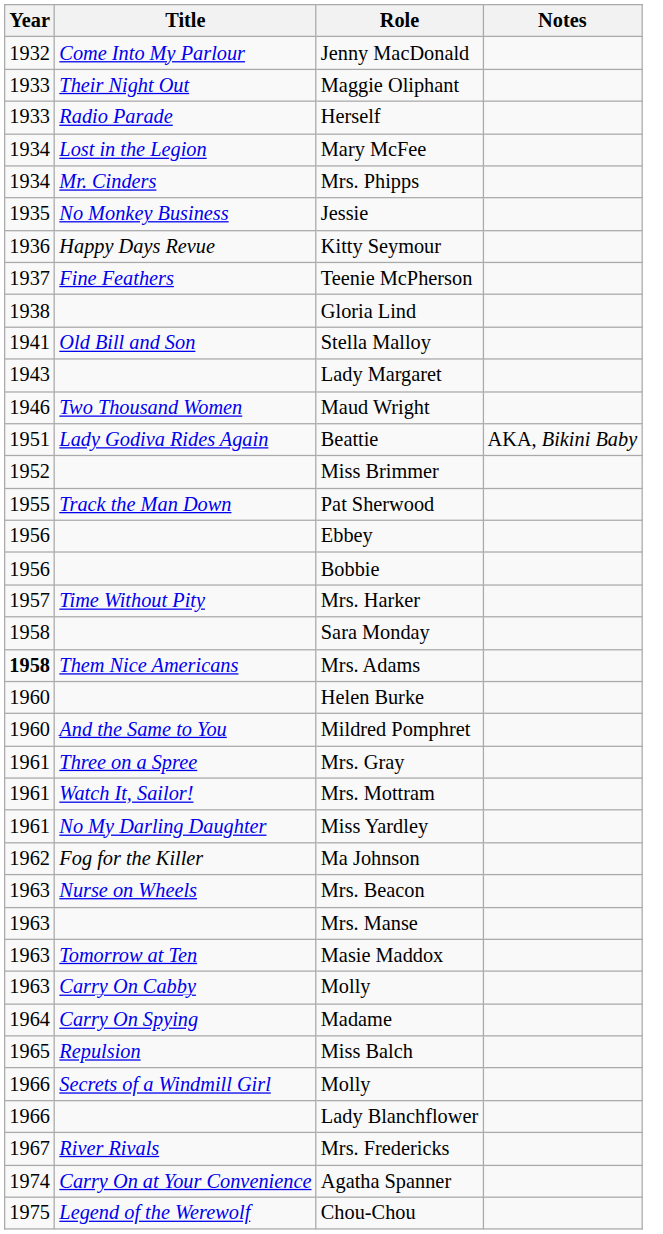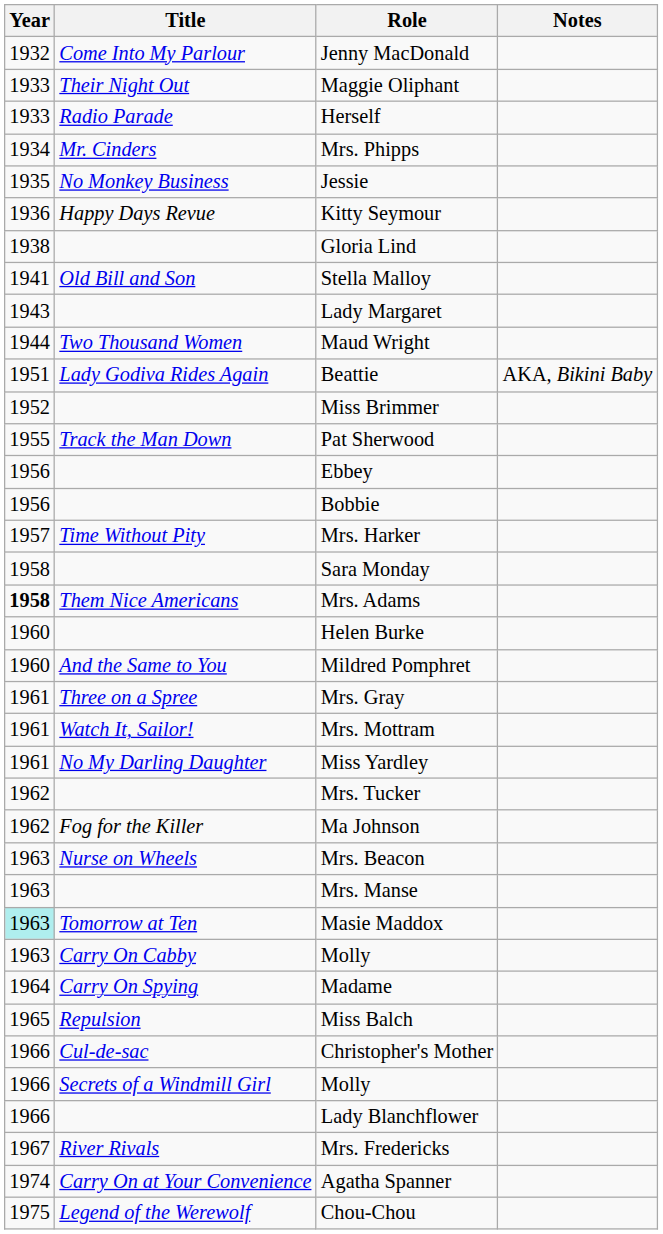- row: (133, 149)
- row: (117, 278)
(30, 407) 1946 -> (30, 342) 1944
+ row: (185, 794)
(30, 955) no background -> (30, 922) paleturquoise background
+ row: (104, 1051)
